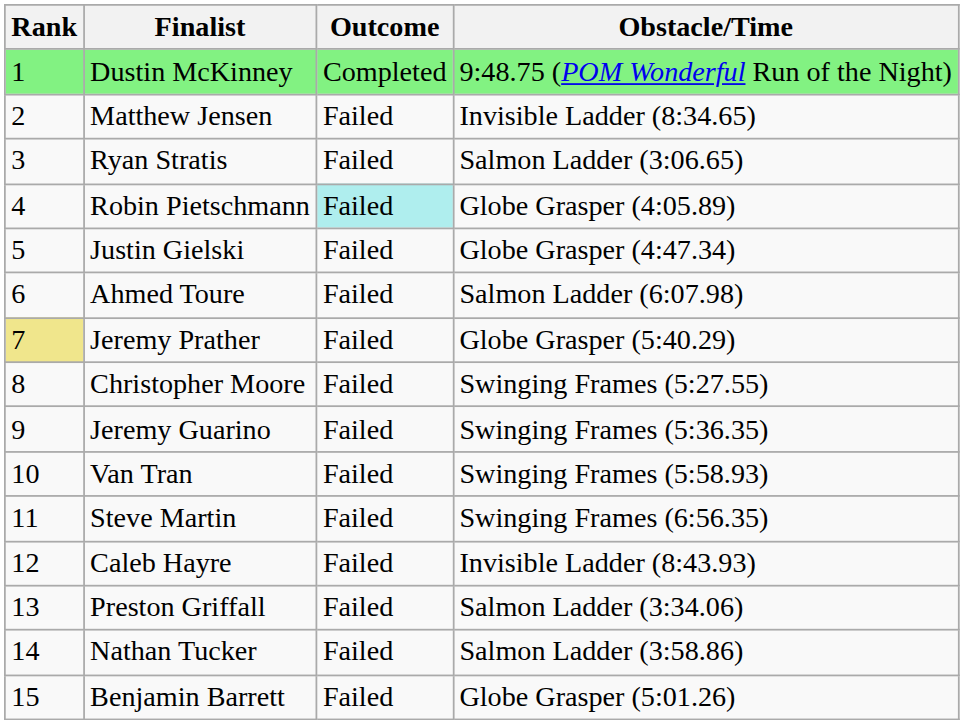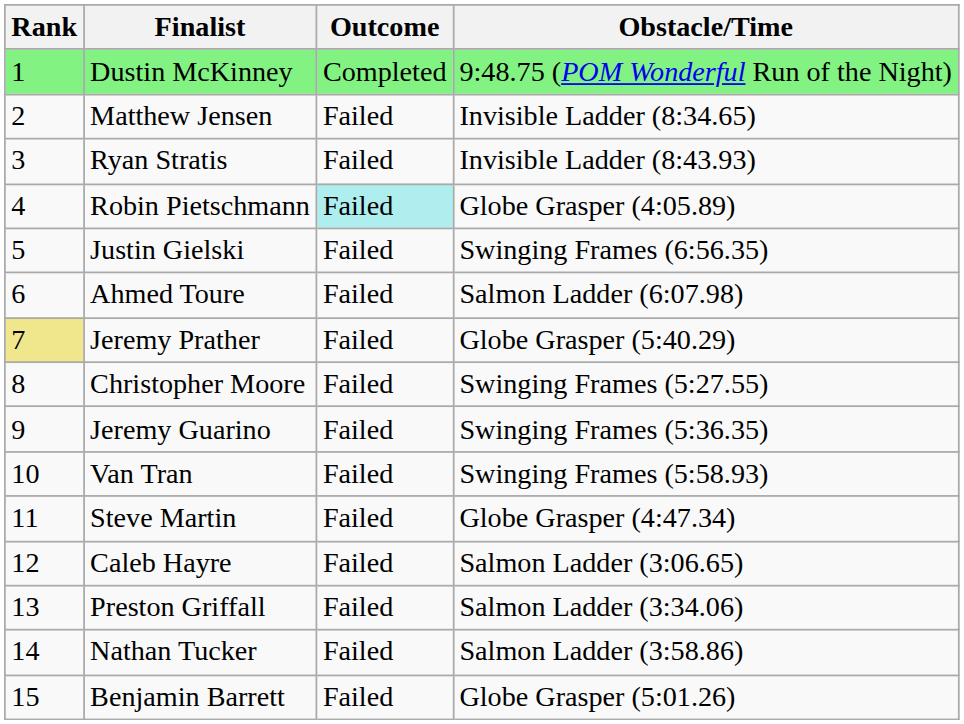(601, 160) Salmon Ladder (3:06.65) -> (608, 160) Invisible Ladder (8:43.93)
(597, 250) Globe Grasper (4:47.34) -> (614, 250) Swinging Frames (6:56.35)
(614, 518) Swinging Frames (6:56.35) -> (597, 518) Globe Grasper (4:47.34)
(608, 562) Invisible Ladder (8:43.93) -> (601, 562) Salmon Ladder (3:06.65)
